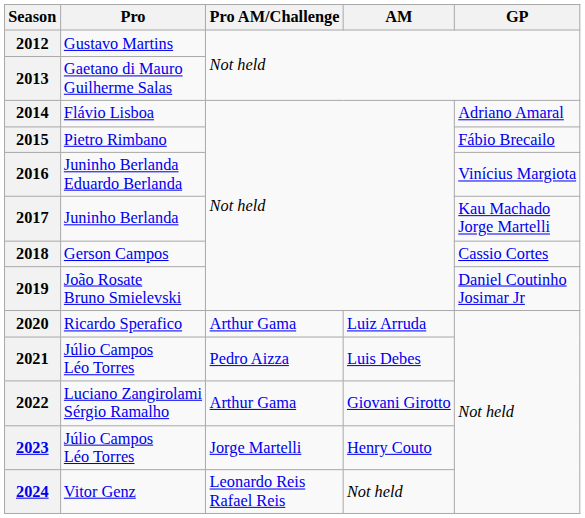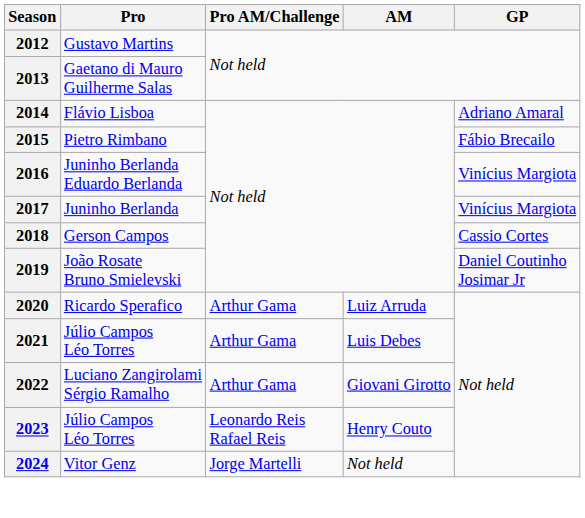(504, 218) Kau Machado Jorge Martelli -> (517, 209) Vinícius Margiota
(249, 358) Pedro Aizza -> (253, 340) Arthur Gama
(255, 447) Jorge Martelli -> (257, 429) Leonardo Reis Rafael Reis
(257, 491) Leonardo Reis Rafael Reis -> (255, 464) Jorge Martelli
